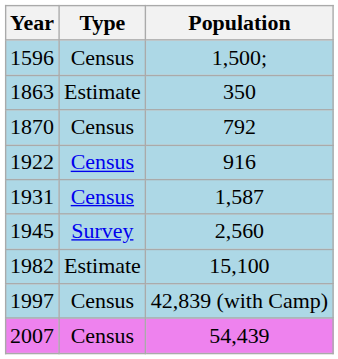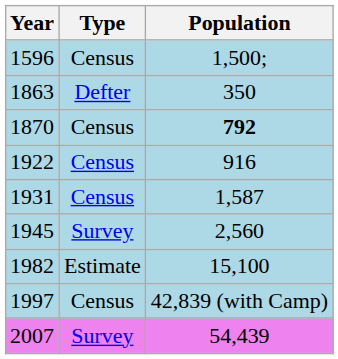(102, 92) Estimate -> (102, 92) Defter
(239, 127) normal -> (239, 127) bold
(102, 335) Census -> (102, 335) Survey
